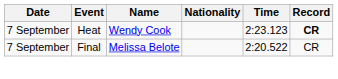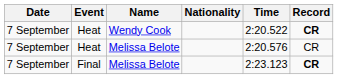(266, 30) 2:23.123 -> (266, 30) 2:20.522
+ row: (89, 47)
(266, 47) 2:20.522 -> (266, 64) 2:23.123
(311, 47) normal -> (311, 64) bold
